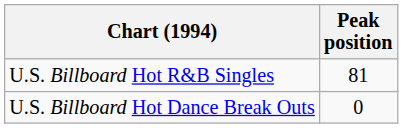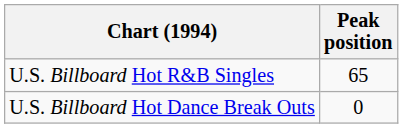(358, 75) 81 -> (358, 75) 65
